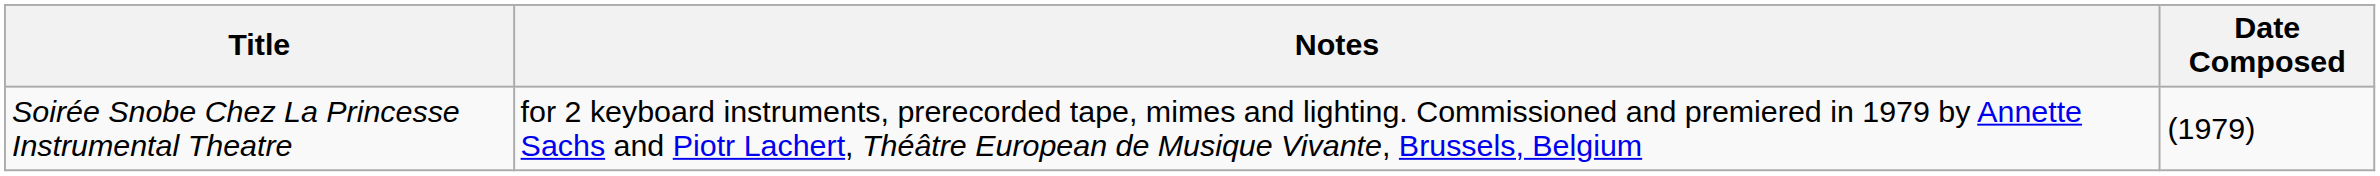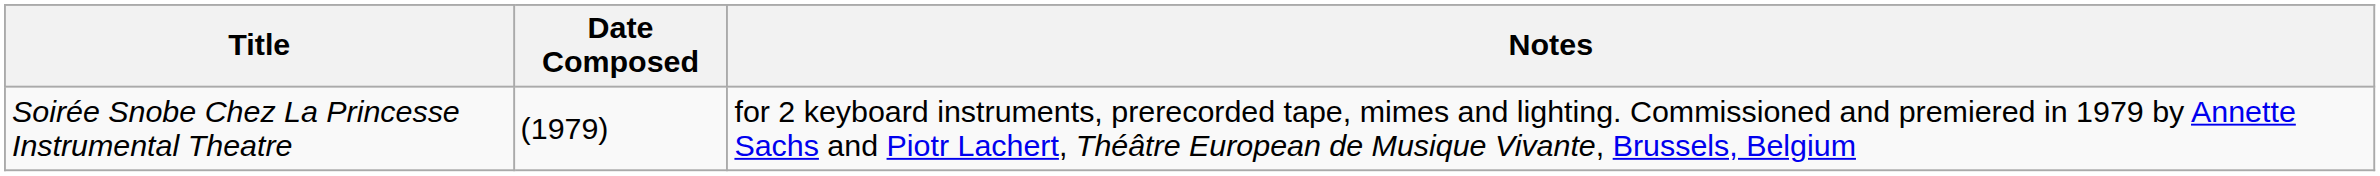columns swapped: (2267, 45) <-> (1337, 45)
